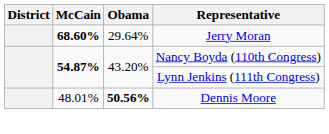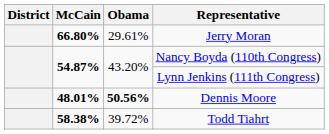(78, 35) 68.60% -> (78, 35) 66.80%
(128, 35) 29.64% -> (128, 35) 29.61%
(78, 98) normal -> (78, 98) bold
+ row: (238, 118)
